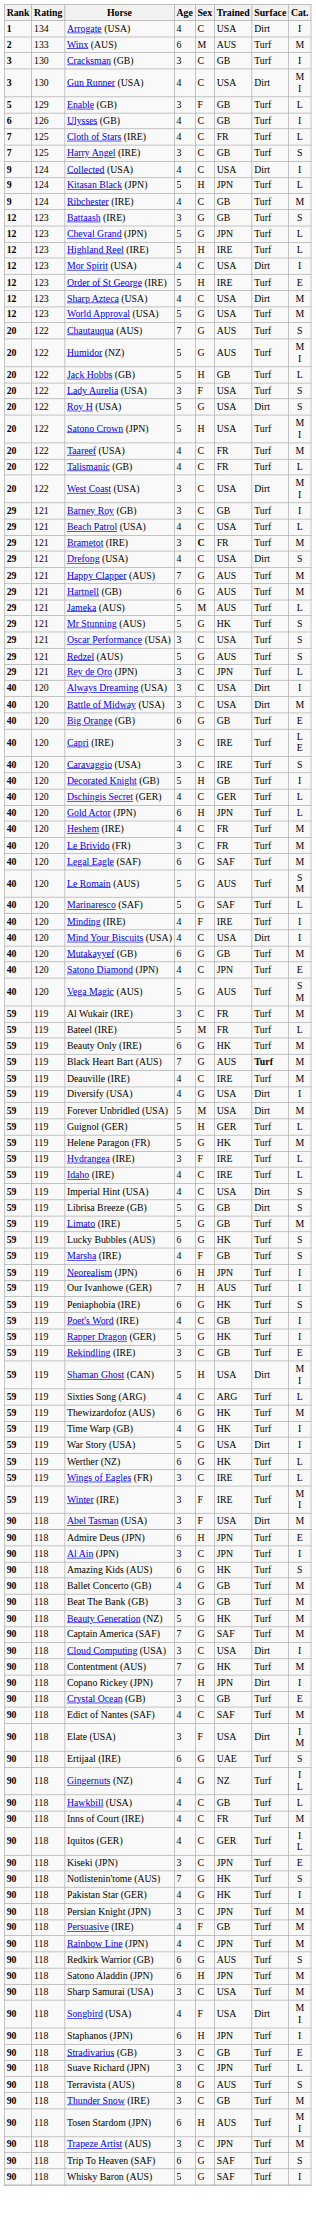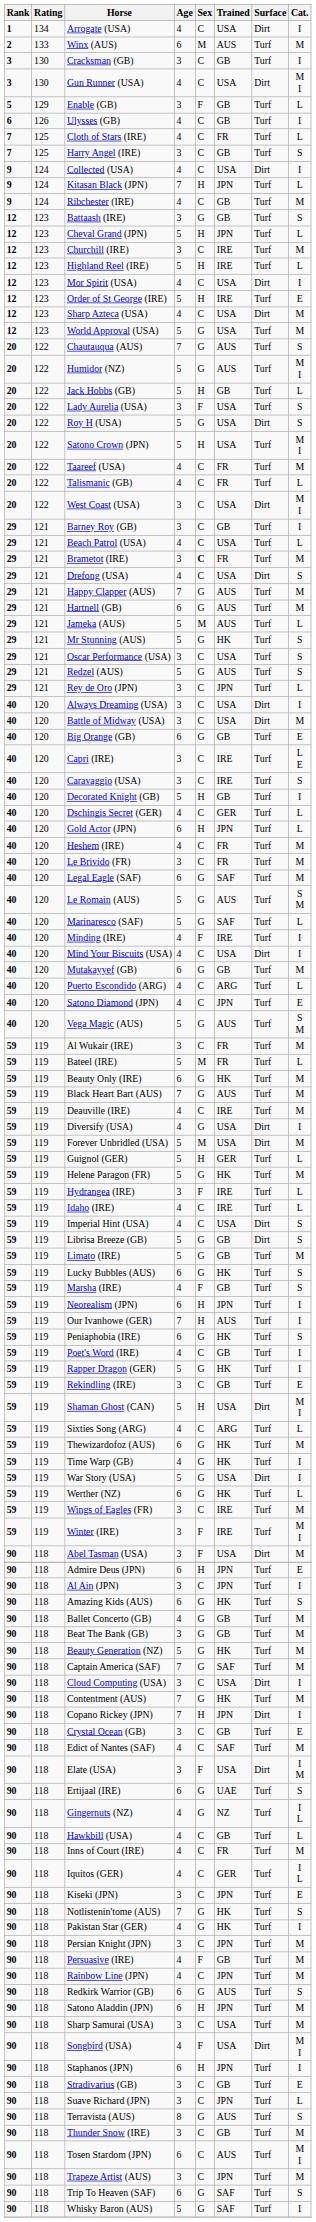(179, 186) 5 -> (179, 186) 7
(201, 234) G -> (201, 234) H
+ row: (98, 250)
+ row: (116, 986)
(264, 1062) bold -> (263, 1095) normal
(300, 1478) L -> (300, 1510) M
(201, 2123) H -> (201, 2155) C
